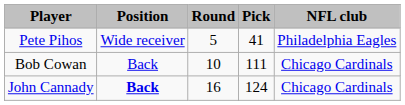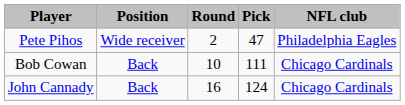(213, 40) 5 -> (213, 40) 2
(256, 40) 41 -> (256, 40) 47
(143, 87) bold -> (143, 87) normal
